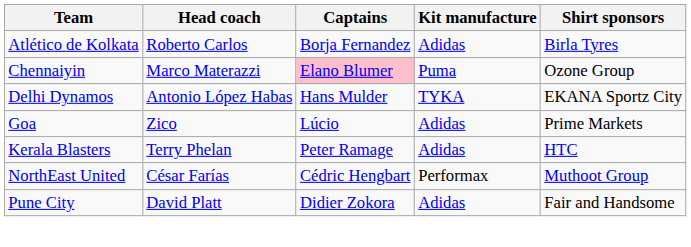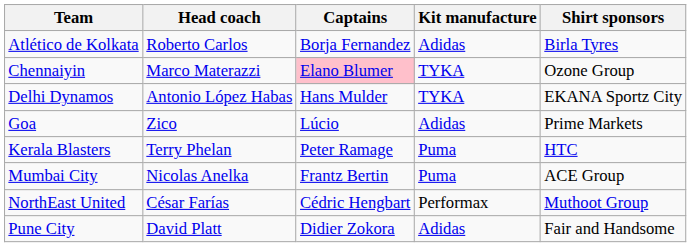(437, 70) Puma -> (441, 70) TYKA
(442, 149) Adidas -> (437, 149) Puma
+ row: (53, 176)
